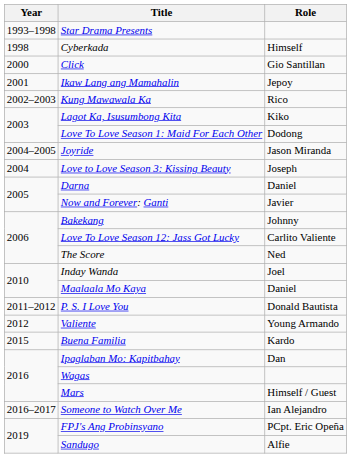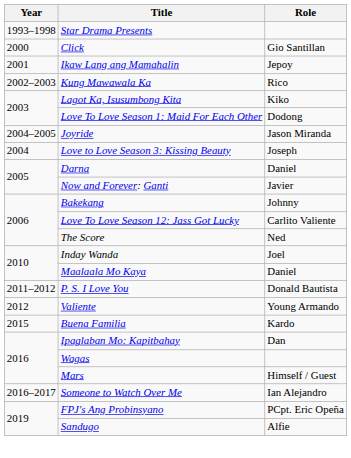- row: (85, 47)
